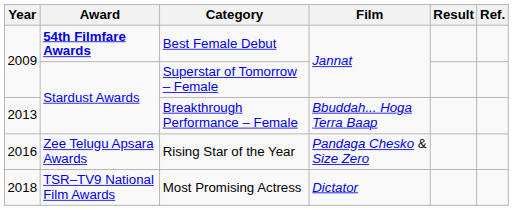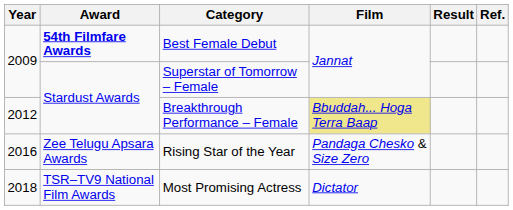(22, 115) 2013 -> (22, 115) 2012
(362, 115) no background -> (362, 115) khaki background
